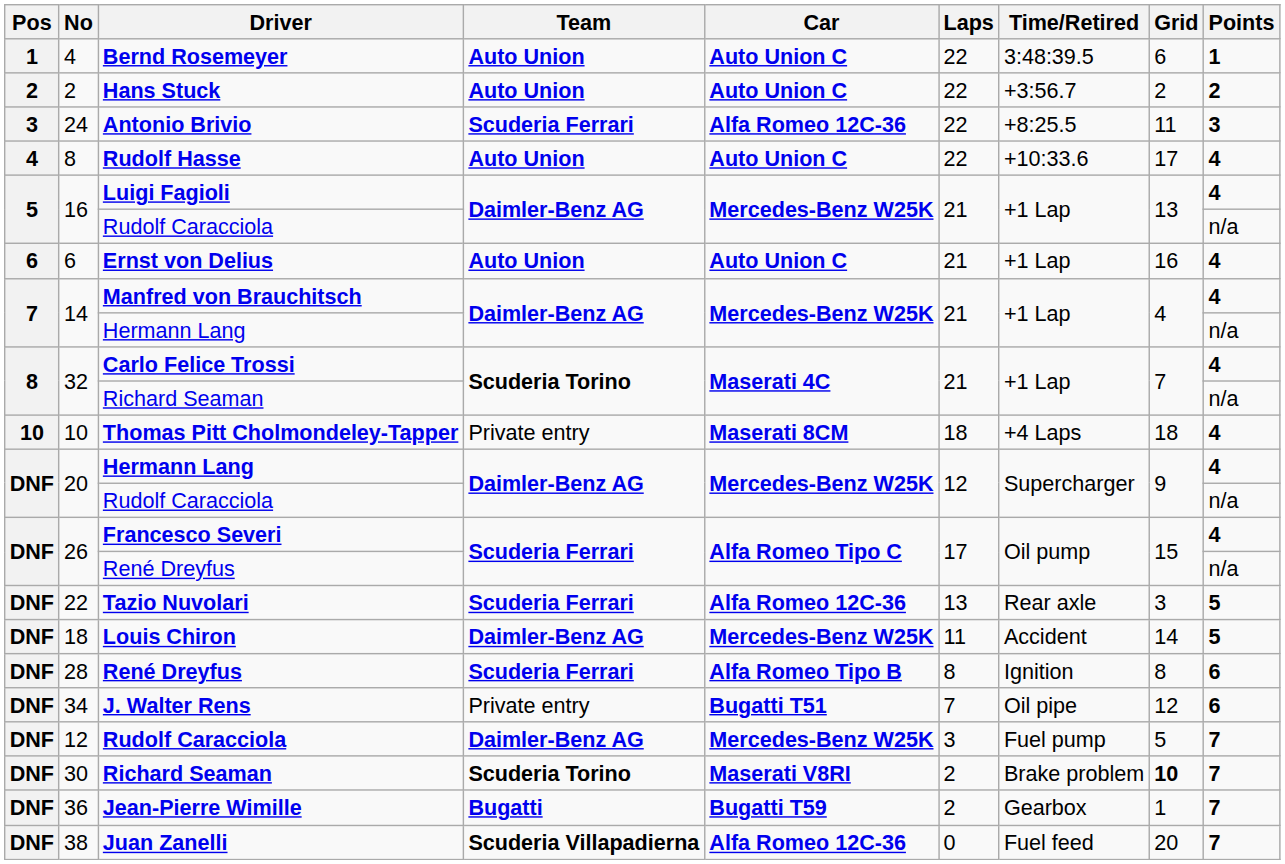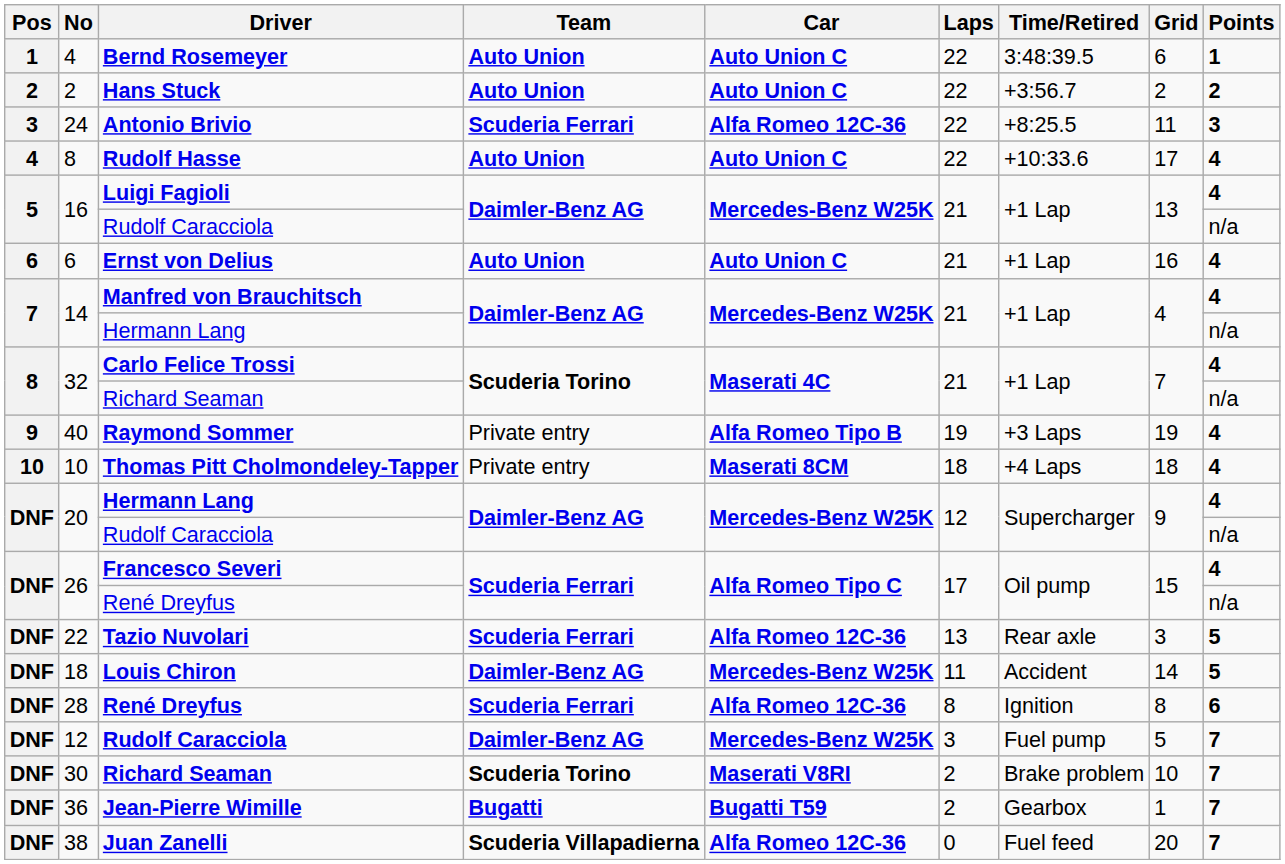+ row: (76, 432)
(806, 671) Alfa Romeo Tipo B -> (808, 705) Alfa Romeo 12C-36
- row: (76, 705)
(1166, 774) bold -> (1166, 774) normal
